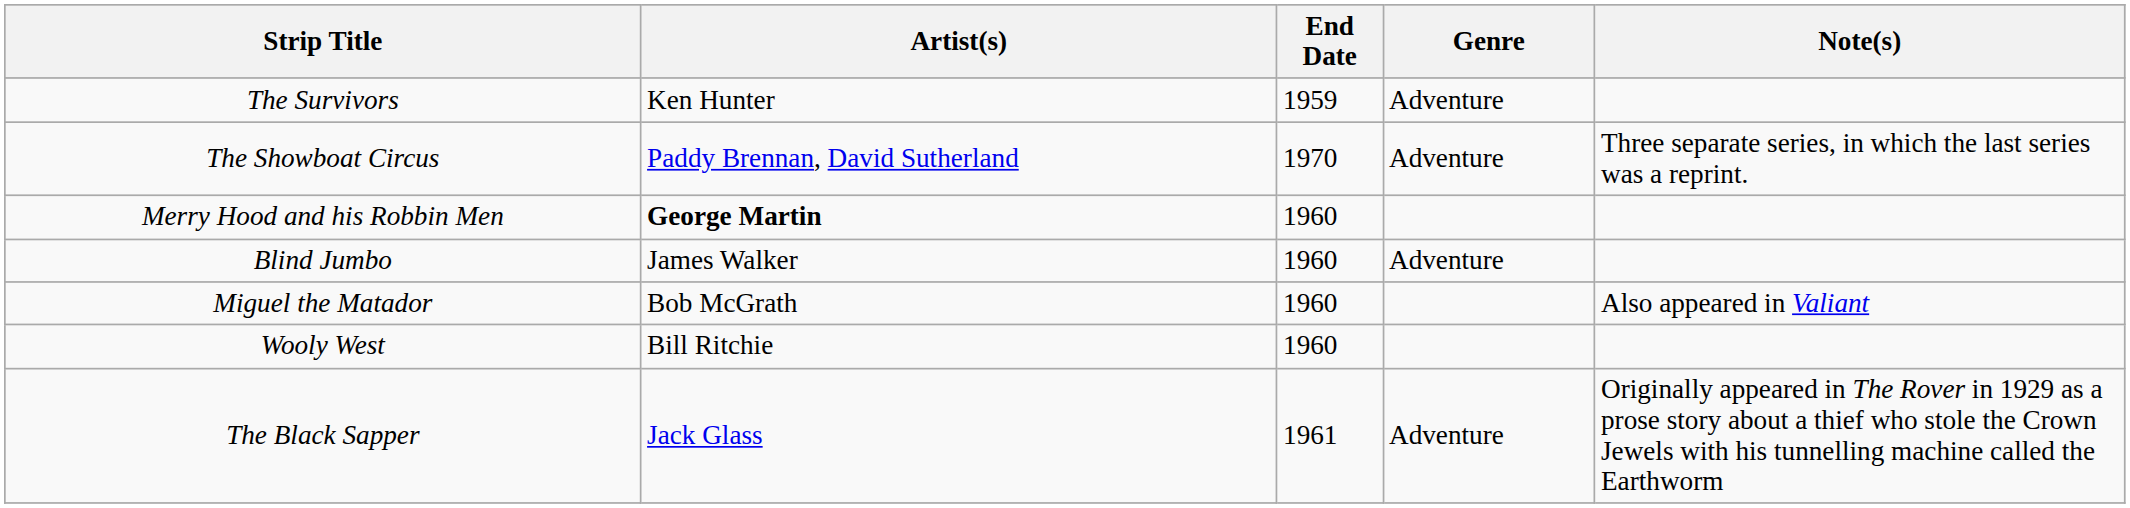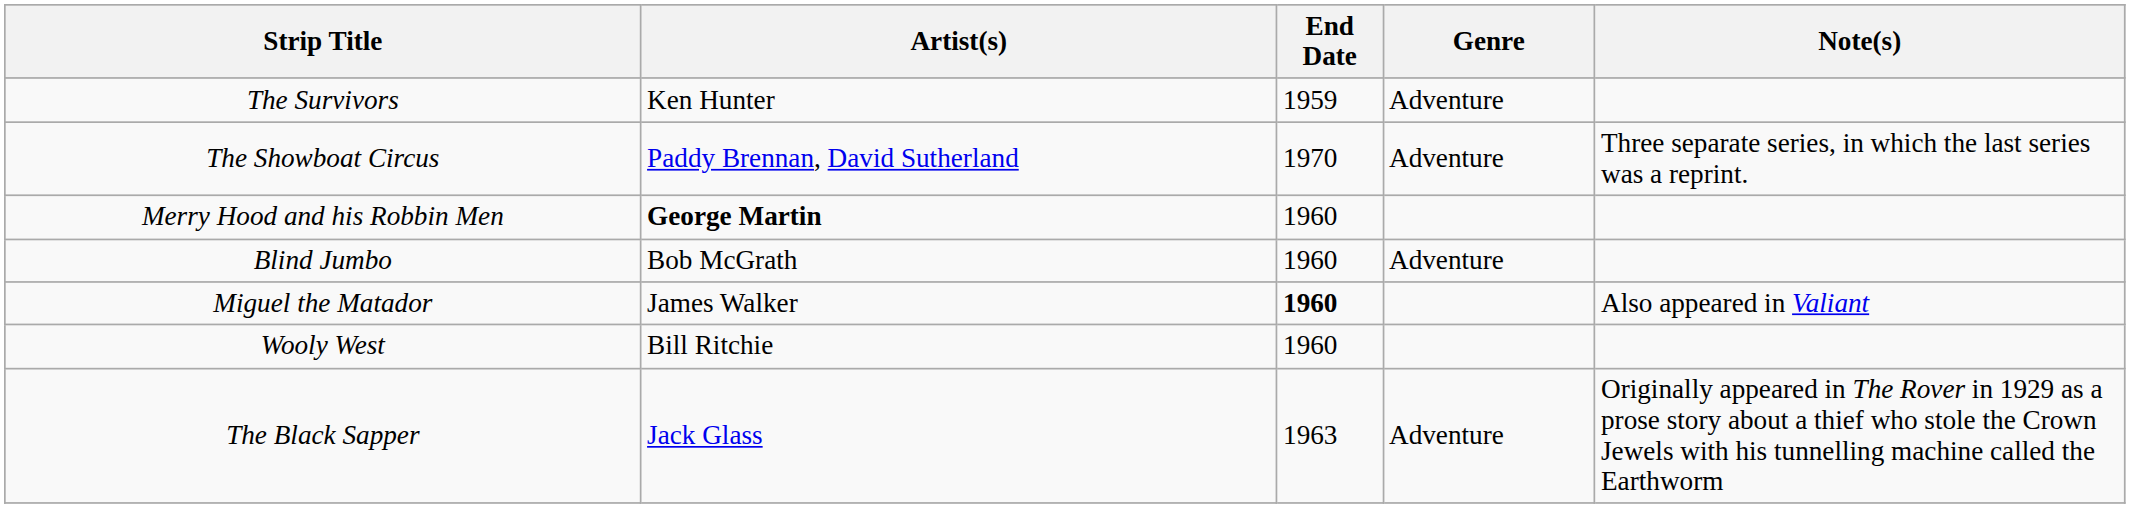(722, 259) James Walker -> (722, 259) Bob McGrath
(722, 302) Bob McGrath -> (722, 302) James Walker
(1310, 302) normal -> (1310, 302) bold
(1310, 435) 1961 -> (1310, 435) 1963
